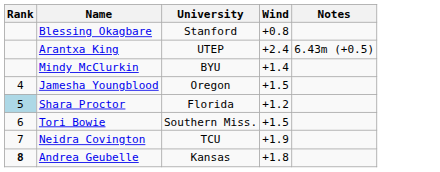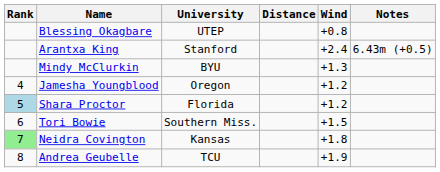+ column: (289, 13)
(211, 31) Stanford -> (211, 31) UTEP
(211, 49) UTEP -> (211, 49) Stanford
(276, 67) +1.4 -> (334, 67) +1.3
(276, 85) +1.5 -> (334, 85) +1.2
(20, 139) no background -> (20, 139) lightgreen background
(211, 139) TCU -> (211, 139) Kansas
(276, 139) +1.9 -> (334, 139) +1.8
(20, 158) bold -> (20, 158) normal
(211, 158) Kansas -> (211, 158) TCU
(276, 158) +1.8 -> (334, 158) +1.9
